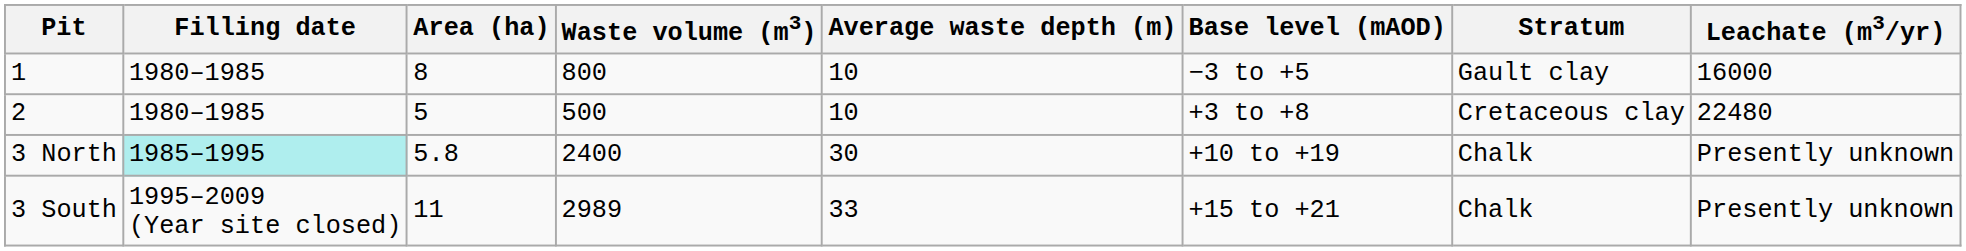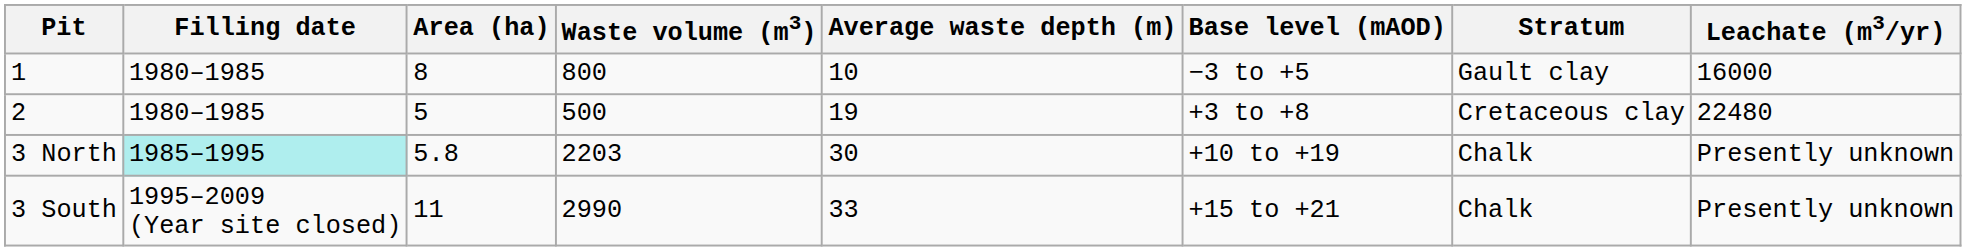(844, 114) 10 -> (844, 114) 19
(592, 155) 2400 -> (592, 155) 2203
(592, 211) 2989 -> (592, 211) 2990
